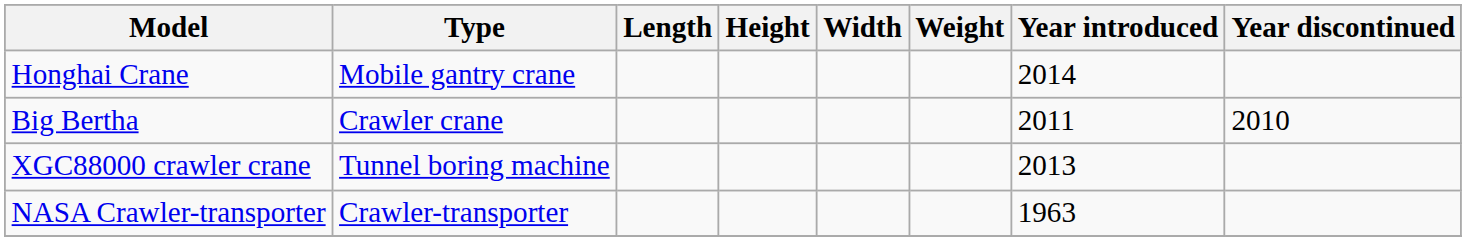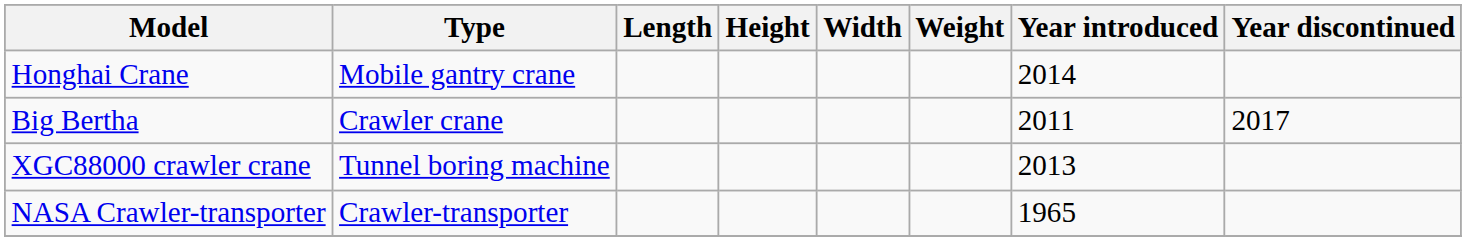(1261, 119) 2010 -> (1261, 119) 2017
(1047, 212) 1963 -> (1047, 212) 1965
